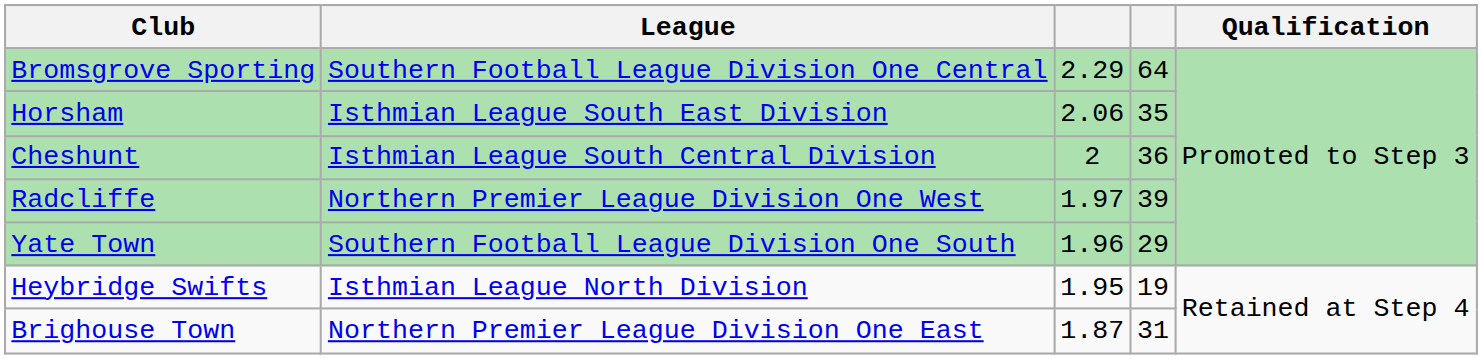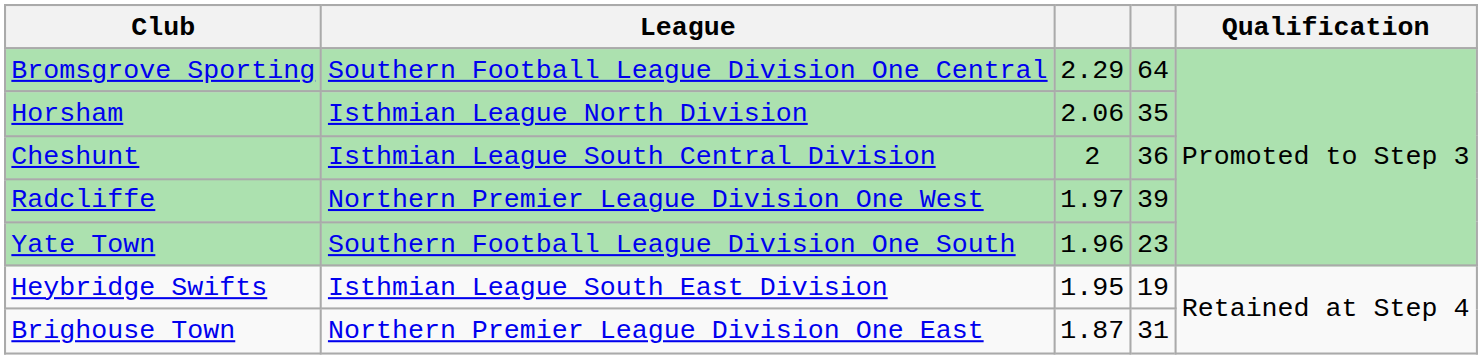(608, 114) Isthmian League South East Division -> (568, 114) Isthmian League North Division
(1153, 244) 29 -> (1153, 244) 23
(568, 287) Isthmian League North Division -> (608, 287) Isthmian League South East Division
